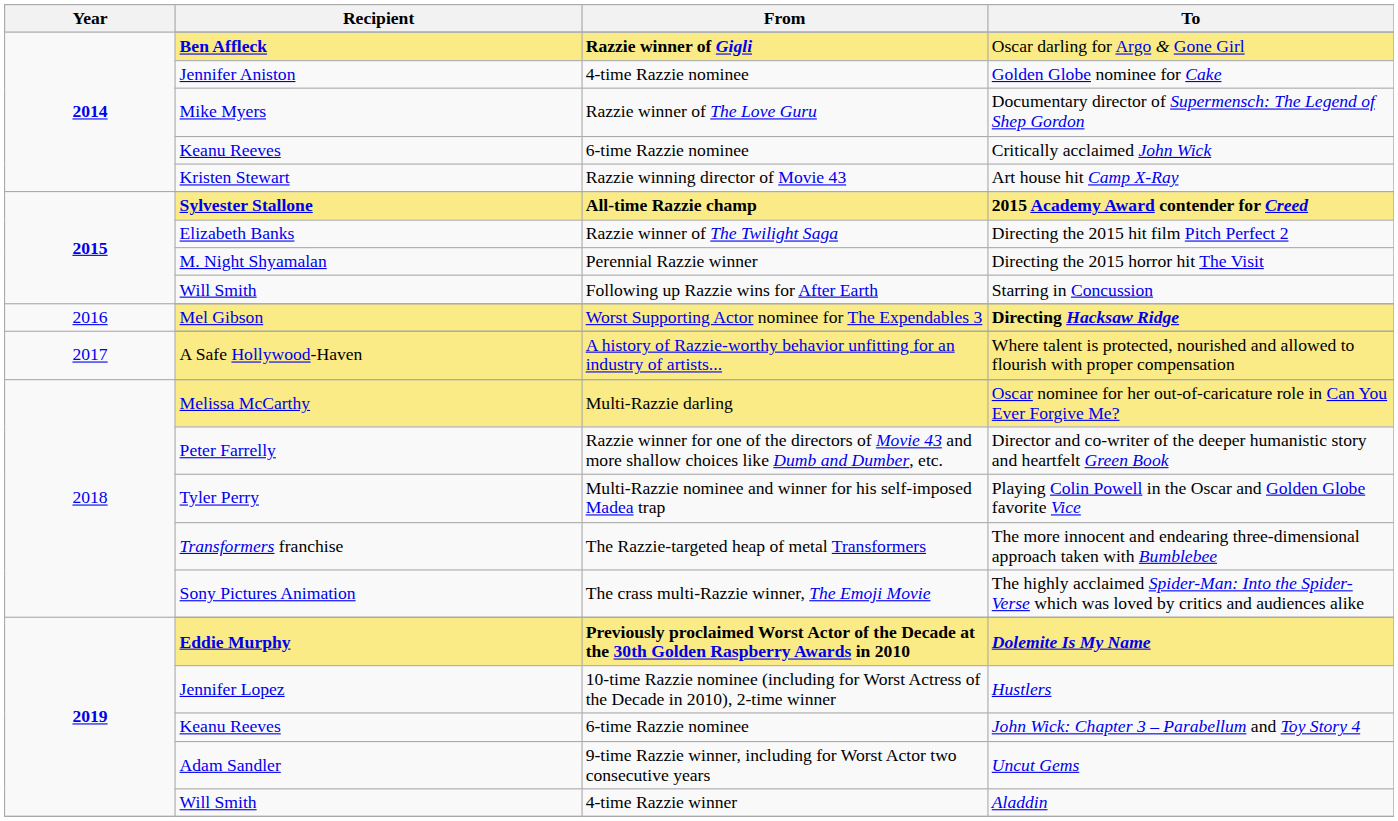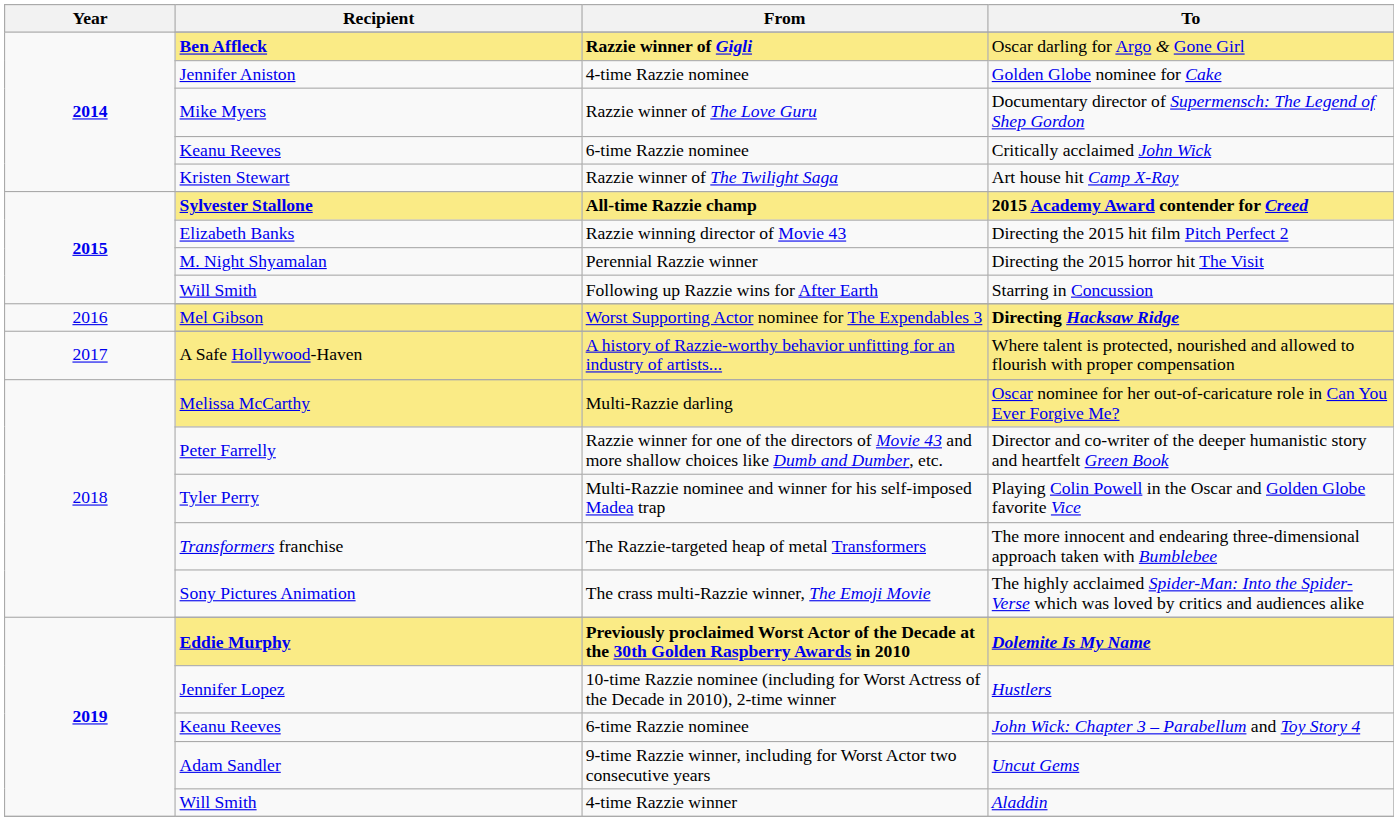(716, 177) Razzie winning director of Movie 43 -> (712, 177) Razzie winner of The Twilight Saga
(712, 233) Razzie winner of The Twilight Saga -> (716, 233) Razzie winning director of Movie 43
